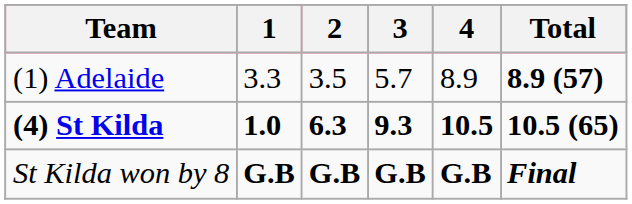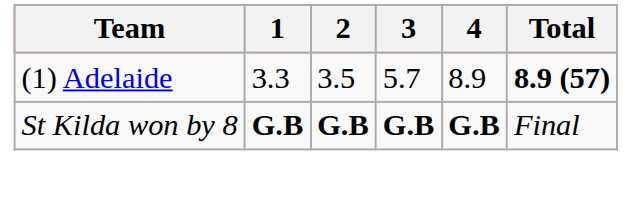- row: (88, 125)
(542, 173) bold -> (547, 125) normal
